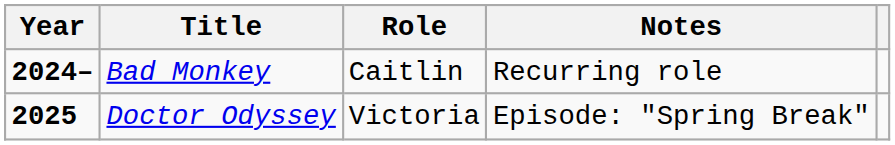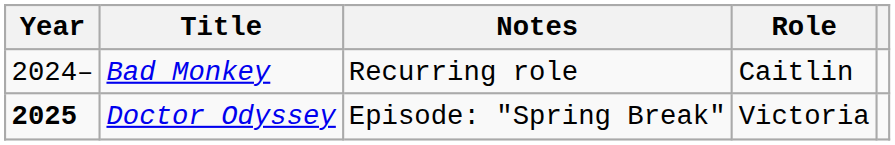columns swapped: (414, 27) <-> (681, 27)
(53, 72) bold -> (53, 72) normal
